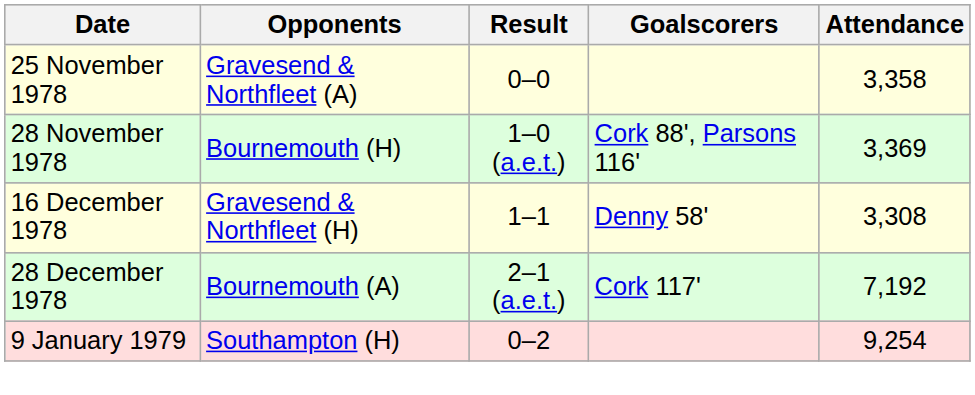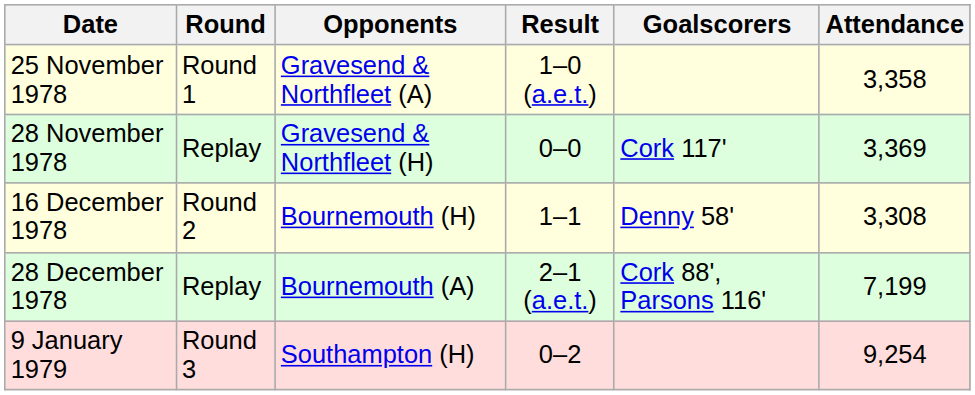+ column: (226, 24)
(529, 79) 0–0 -> (560, 79) 1–0 (a.e.t.)
(304, 148) Bournemouth (H) -> (357, 148) Gravesend & Northfleet (H)
(529, 148) 1–0 (a.e.t.) -> (560, 148) 0–0
(695, 148) Cork 88', Parsons 116' -> (673, 148) Cork 117'
(282, 217) Gravesend & Northfleet (H) -> (378, 217) Bournemouth (H)
(648, 286) Cork 117' -> (693, 286) Cork 88', Parsons 116'
(895, 286) 7,192 -> (895, 286) 7,199
